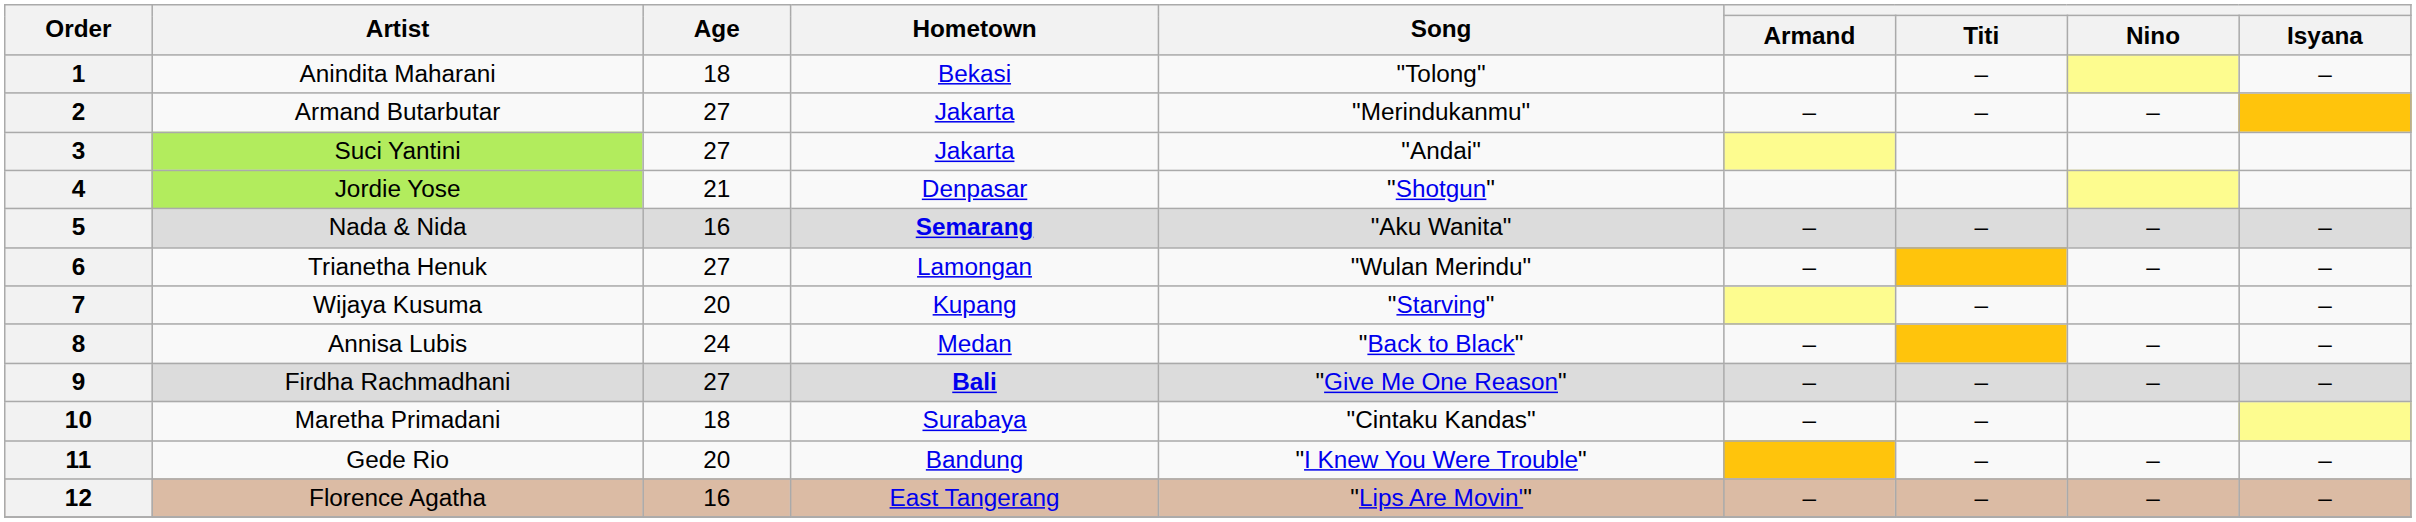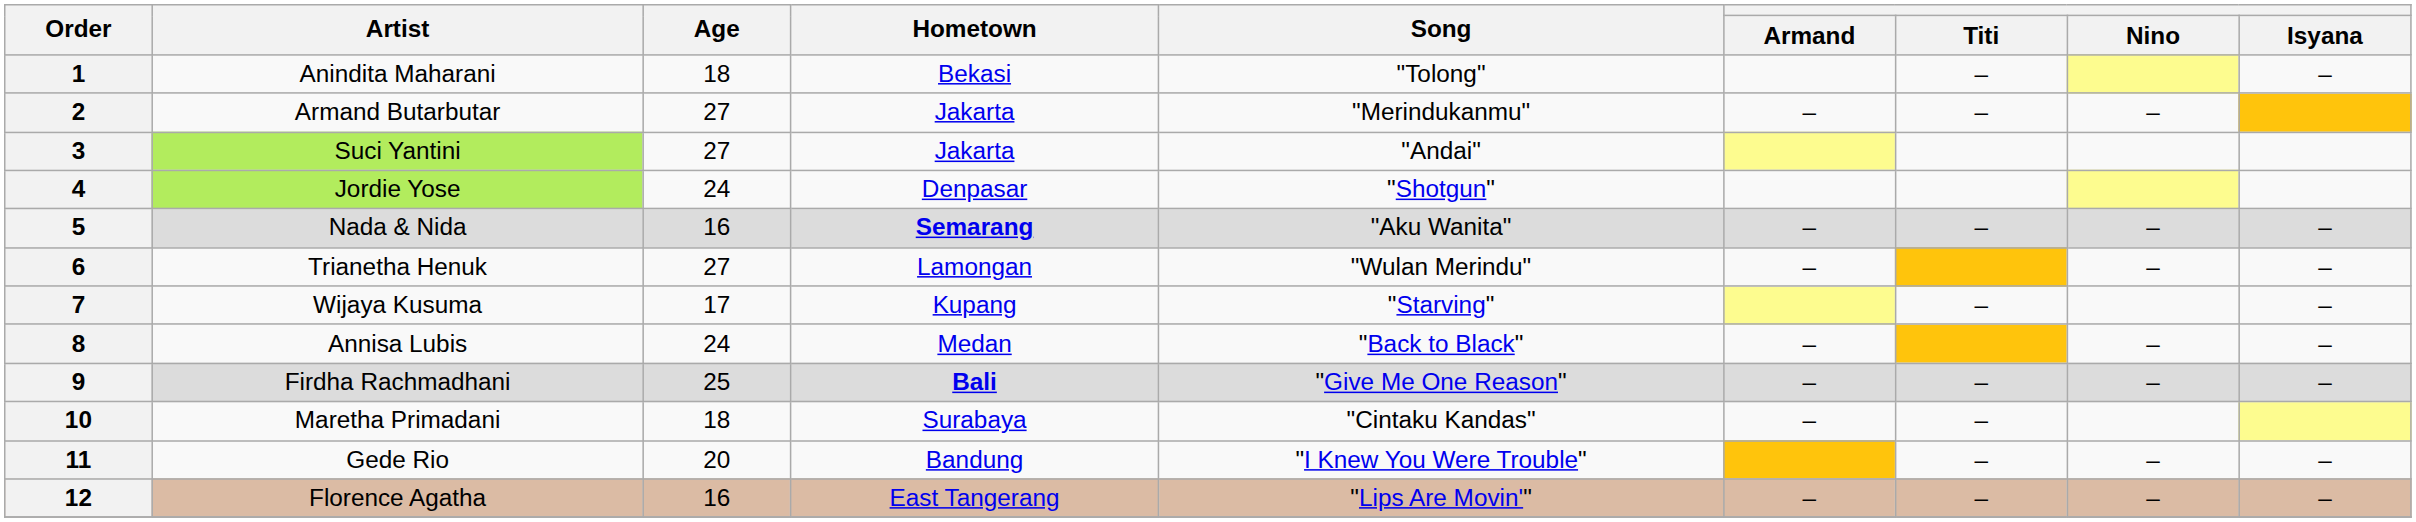(717, 189) 21 -> (717, 189) 24
(717, 304) 20 -> (717, 304) 17
(717, 382) 27 -> (717, 382) 25
